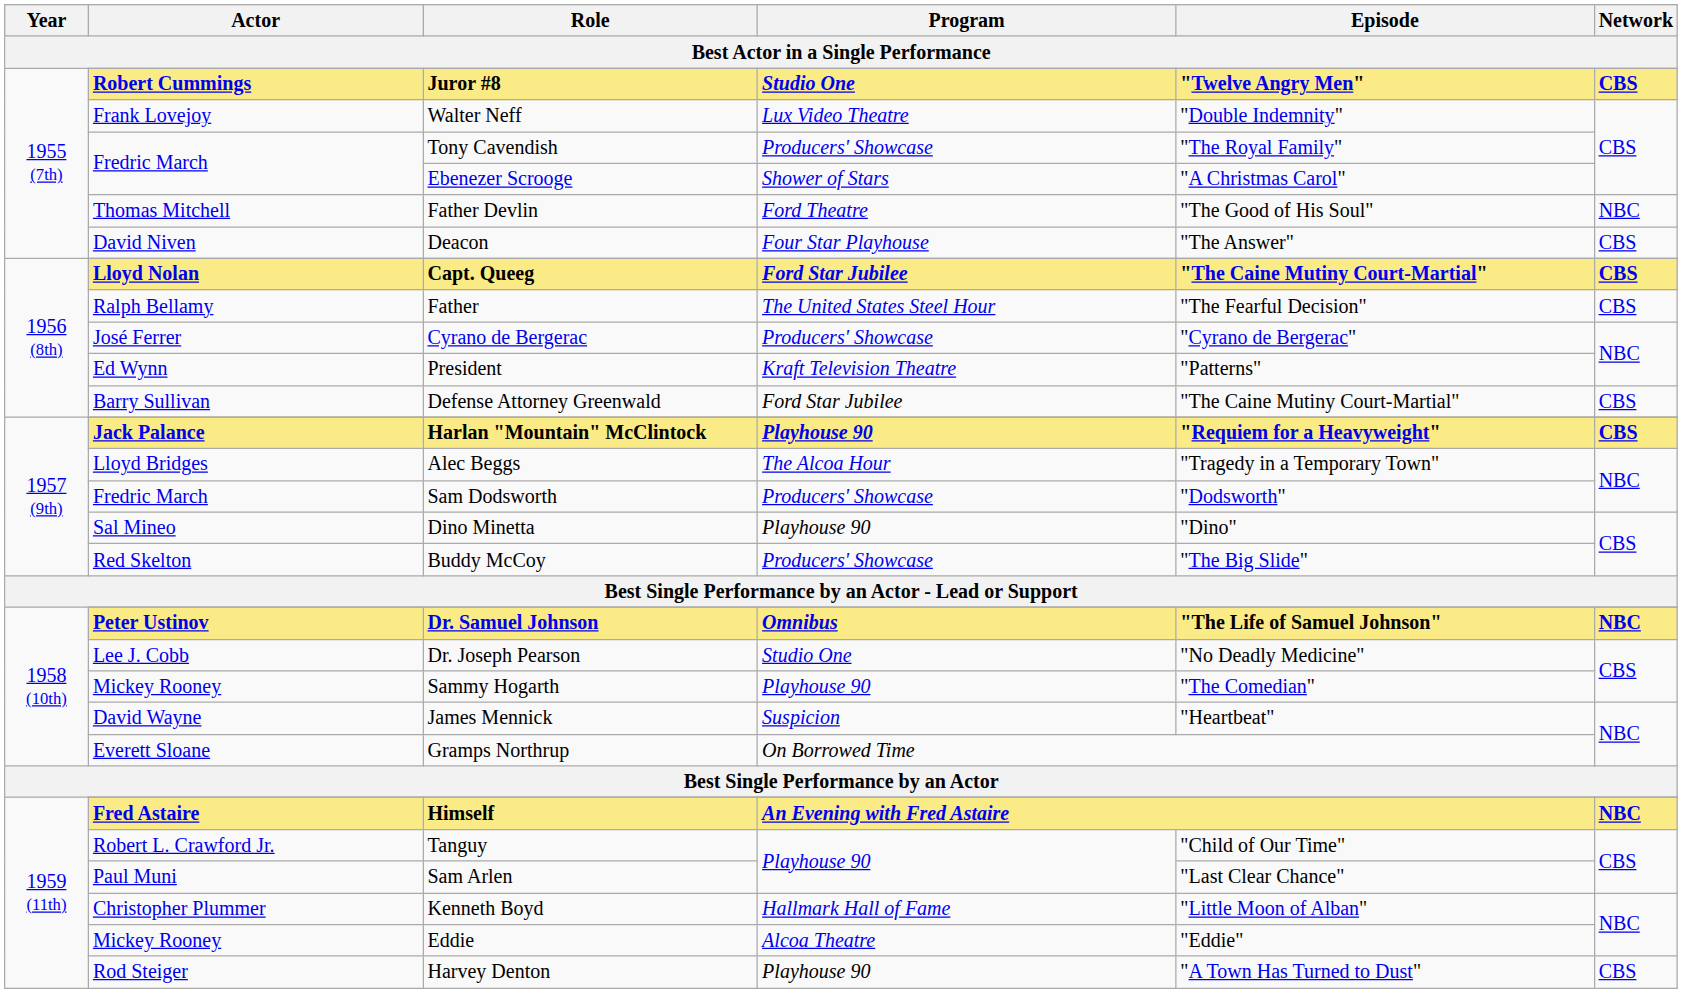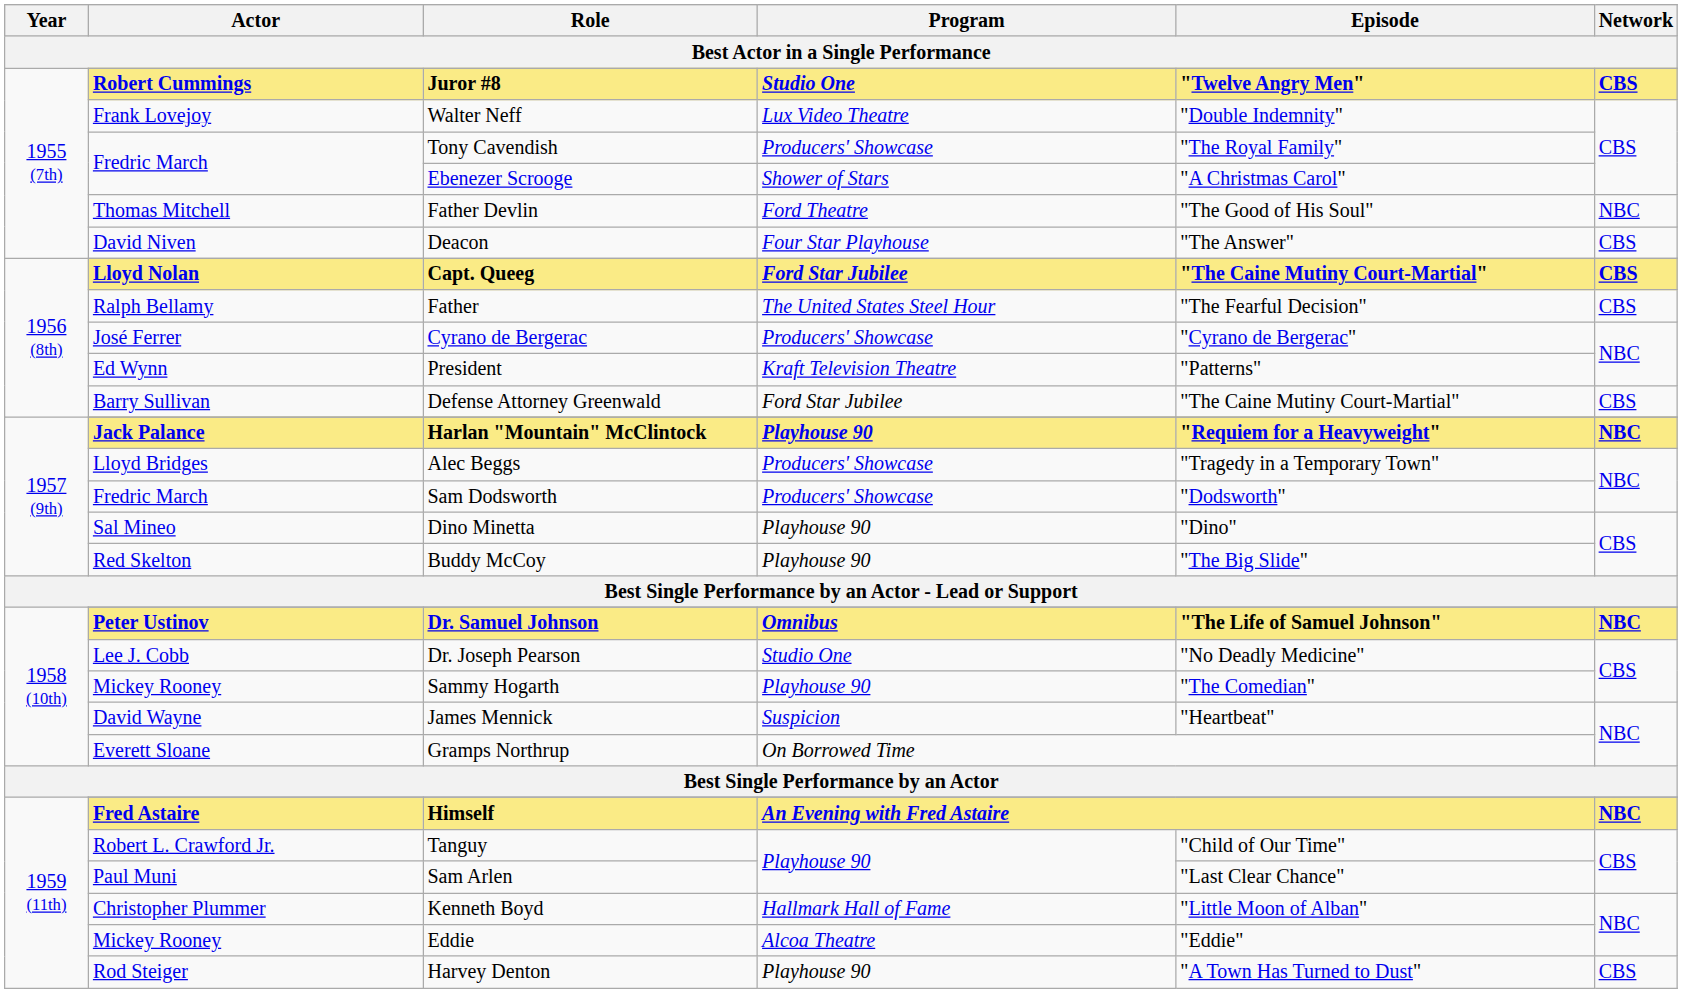(1618, 432) CBS -> (1620, 432) NBC
(826, 464) The Alcoa Hour -> (847, 464) Producers' Showcase
(847, 559) Producers' Showcase -> (816, 559) Playhouse 90
